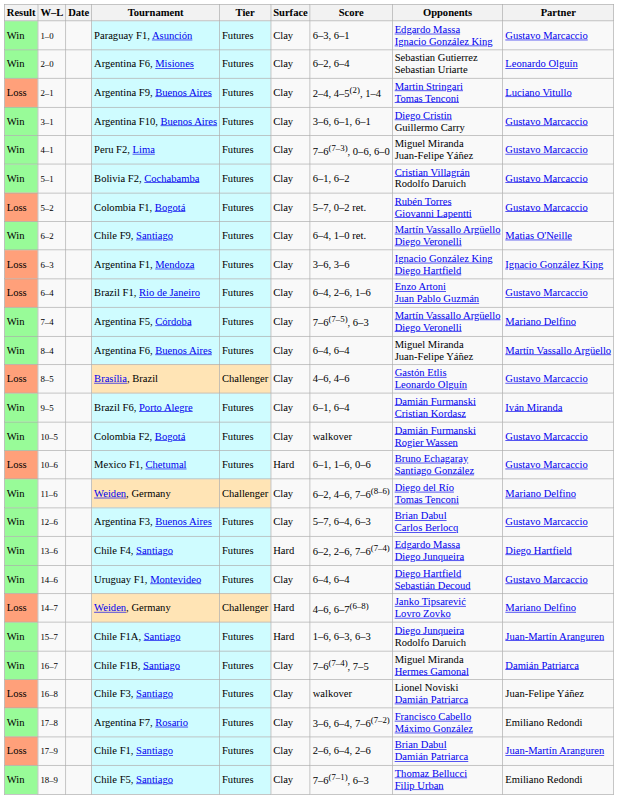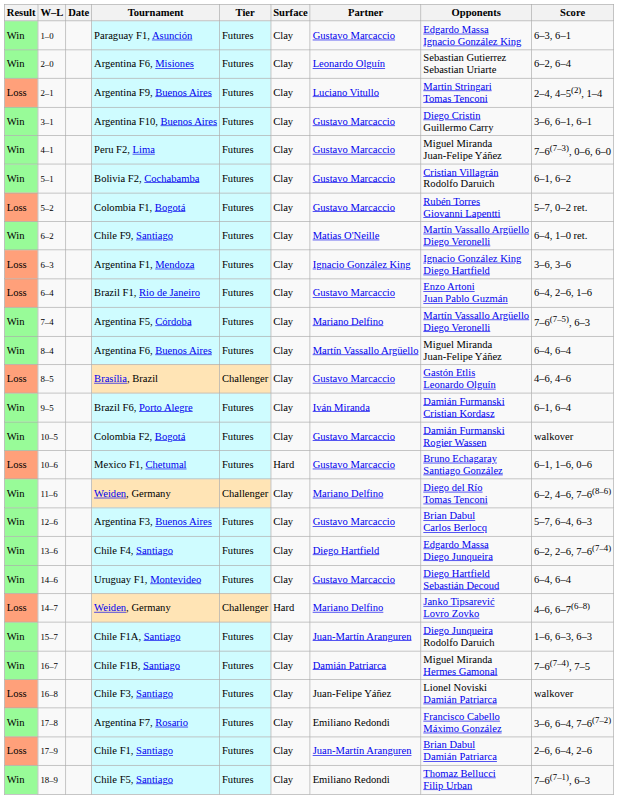columns swapped: (558, 12) <-> (351, 12)
(284, 550) Hard -> (283, 550) Clay
(284, 636) Hard -> (283, 636) Clay
